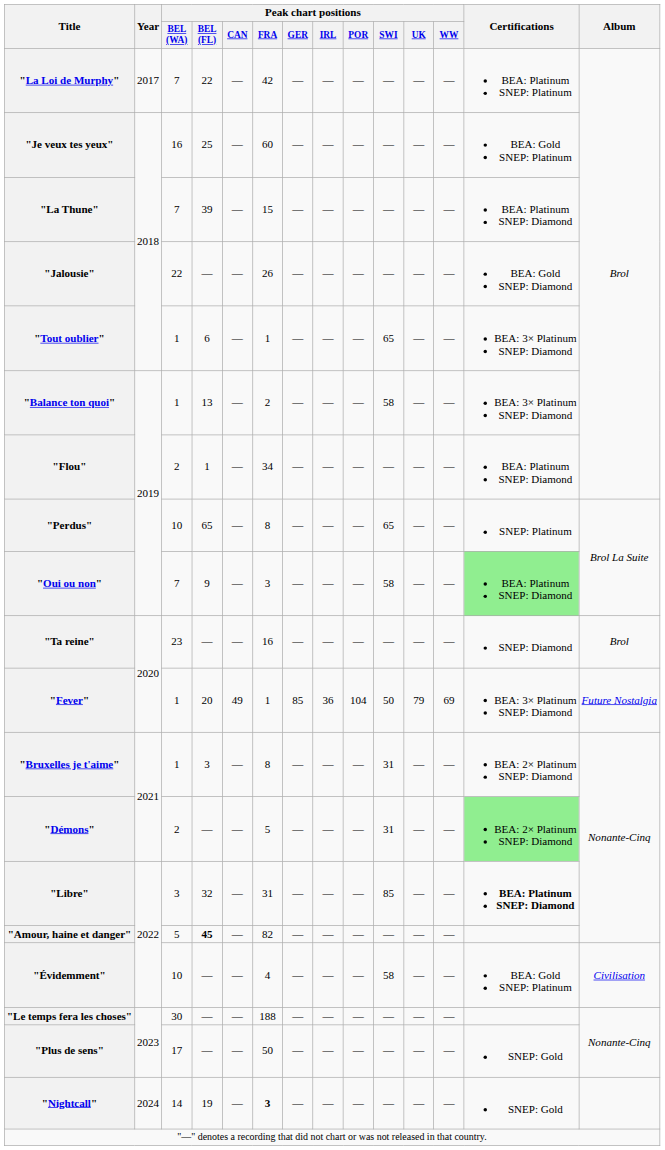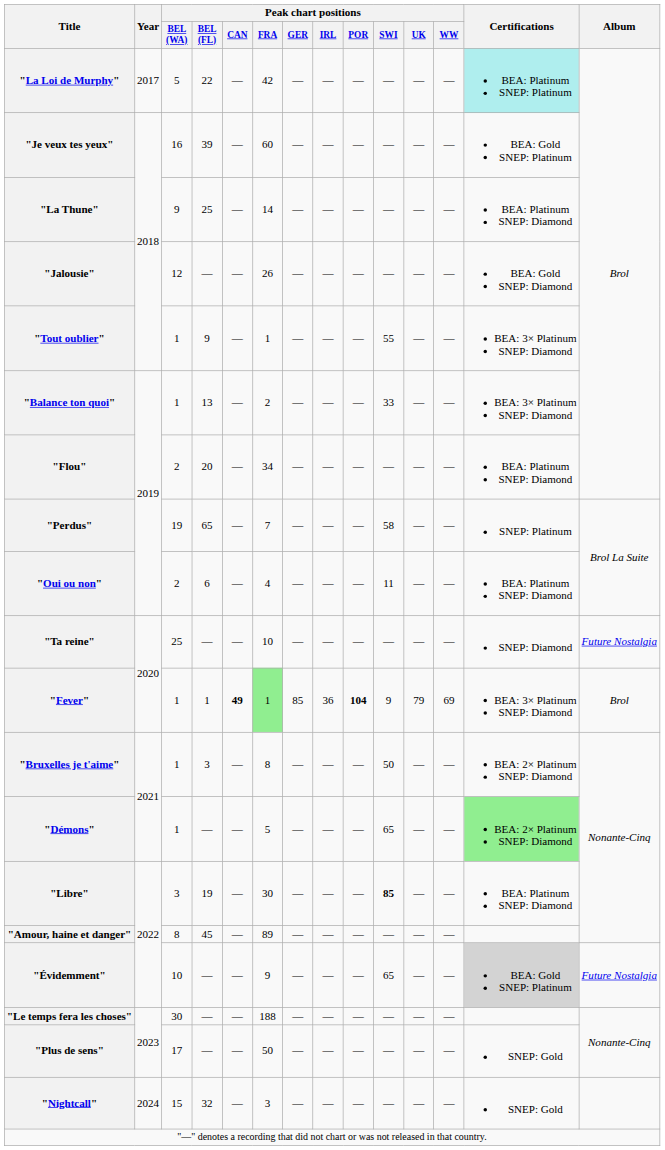(177, 80) 7 -> (177, 80) 5
(522, 87) no background -> (522, 87) paleturquoise background
(207, 145) 25 -> (207, 145) 39
(177, 209) 7 -> (177, 209) 9
(207, 209) 39 -> (207, 209) 25
(268, 209) 15 -> (268, 209) 14
(177, 274) 22 -> (177, 274) 12
(207, 338) 6 -> (207, 338) 9
(388, 338) 65 -> (388, 338) 55
(388, 402) 58 -> (388, 402) 33
(207, 467) 1 -> (207, 467) 20
(177, 525) 10 -> (177, 525) 19
(268, 525) 8 -> (268, 525) 7
(388, 525) 65 -> (388, 525) 58
(177, 583) 7 -> (177, 583) 2
(207, 583) 9 -> (207, 583) 6
(268, 583) 3 -> (268, 583) 4
(388, 583) 58 -> (388, 583) 11
(522, 590) lightgreen background -> (522, 590) no background
(177, 641) 23 -> (177, 641) 25
(268, 641) 16 -> (268, 641) 10
(619, 641) Brol -> (619, 641) Future Nostalgia
(207, 700) 20 -> (207, 700) 1
(237, 700) normal -> (237, 700) bold
(268, 700) no background -> (268, 700) lightgreen background
(358, 700) normal -> (358, 700) bold
(388, 700) 50 -> (388, 700) 9
(619, 700) Future Nostalgia -> (619, 700) Brol
(388, 764) 31 -> (388, 764) 50
(177, 829) 2 -> (177, 829) 1
(388, 829) 31 -> (388, 829) 65
(207, 893) 32 -> (207, 893) 19
(268, 893) 31 -> (268, 893) 30
(388, 893) normal -> (388, 893) bold
(522, 900) bold -> (522, 900) normal
(177, 934) 5 -> (177, 934) 8
(207, 934) bold -> (207, 934) normal
(268, 934) 82 -> (268, 934) 89
(268, 975) 4 -> (268, 975) 9
(388, 975) 58 -> (388, 975) 65
(522, 981) no background -> (522, 981) lightgrey background
(619, 975) Civilisation -> (619, 975) Future Nostalgia
(177, 1103) 14 -> (177, 1103) 15
(207, 1103) 19 -> (207, 1103) 32
(268, 1103) bold -> (268, 1103) normal
